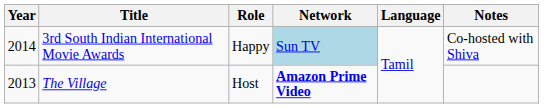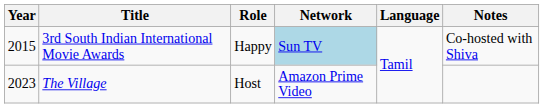(22, 45) 2014 -> (22, 45) 2015
(22, 84) 2013 -> (22, 84) 2023
(321, 84) bold -> (321, 84) normal
